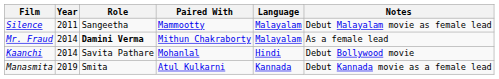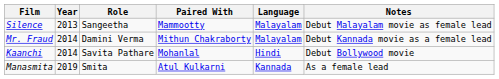(67, 25) 2011 -> (67, 25) 2013
(113, 39) bold -> (113, 39) normal
(347, 39) As a female lead -> (399, 39) Debut Kannada movie as a female lead
(399, 67) Debut Kannada movie as a female lead -> (347, 67) As a female lead
